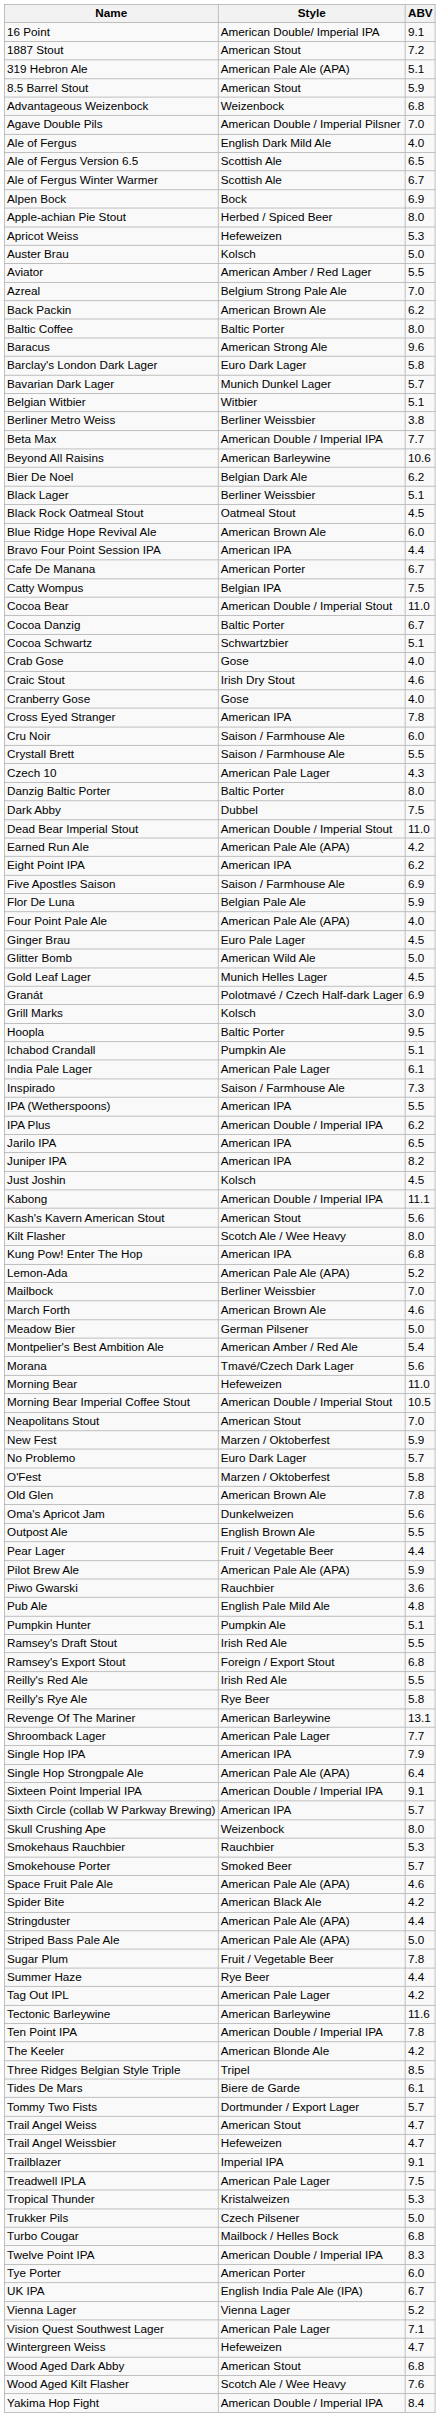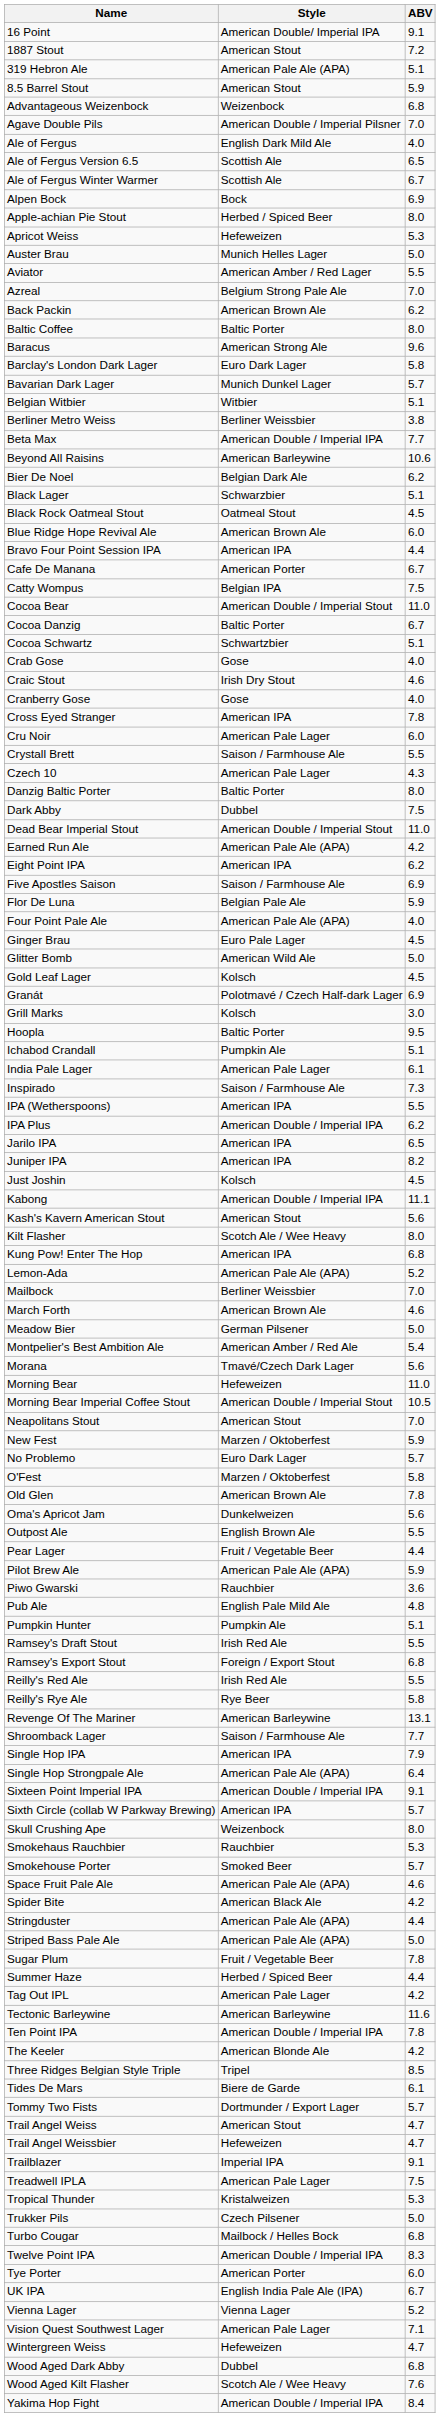(238, 254) Kolsch -> (274, 254) Munich Helles Lager
(268, 495) Berliner Weissbier -> (253, 495) Schwarzbier
(283, 736) Saison / Farmhouse Ale -> (275, 736) American Pale Lager
(274, 976) Munich Helles Lager -> (238, 976) Kolsch
(275, 1736) American Pale Lager -> (283, 1736) Saison / Farmhouse Ale
(245, 1977) Rye Beer -> (277, 1977) Herbed / Spiced Beer
(261, 2366) American Stout -> (239, 2366) Dubbel
